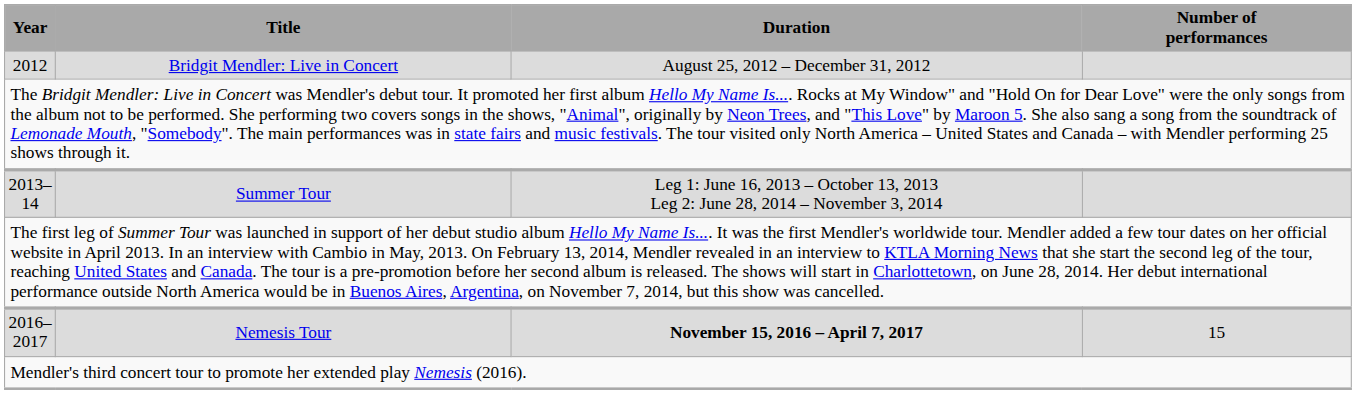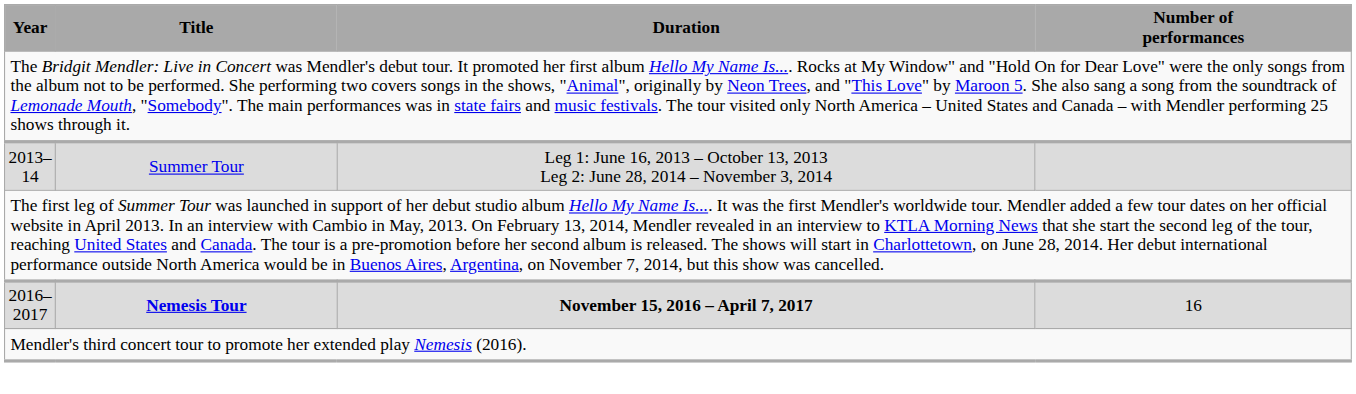- row: (30, 65)
(283, 332) normal -> (196, 305) bold
(1217, 332) 15 -> (1193, 305) 16
